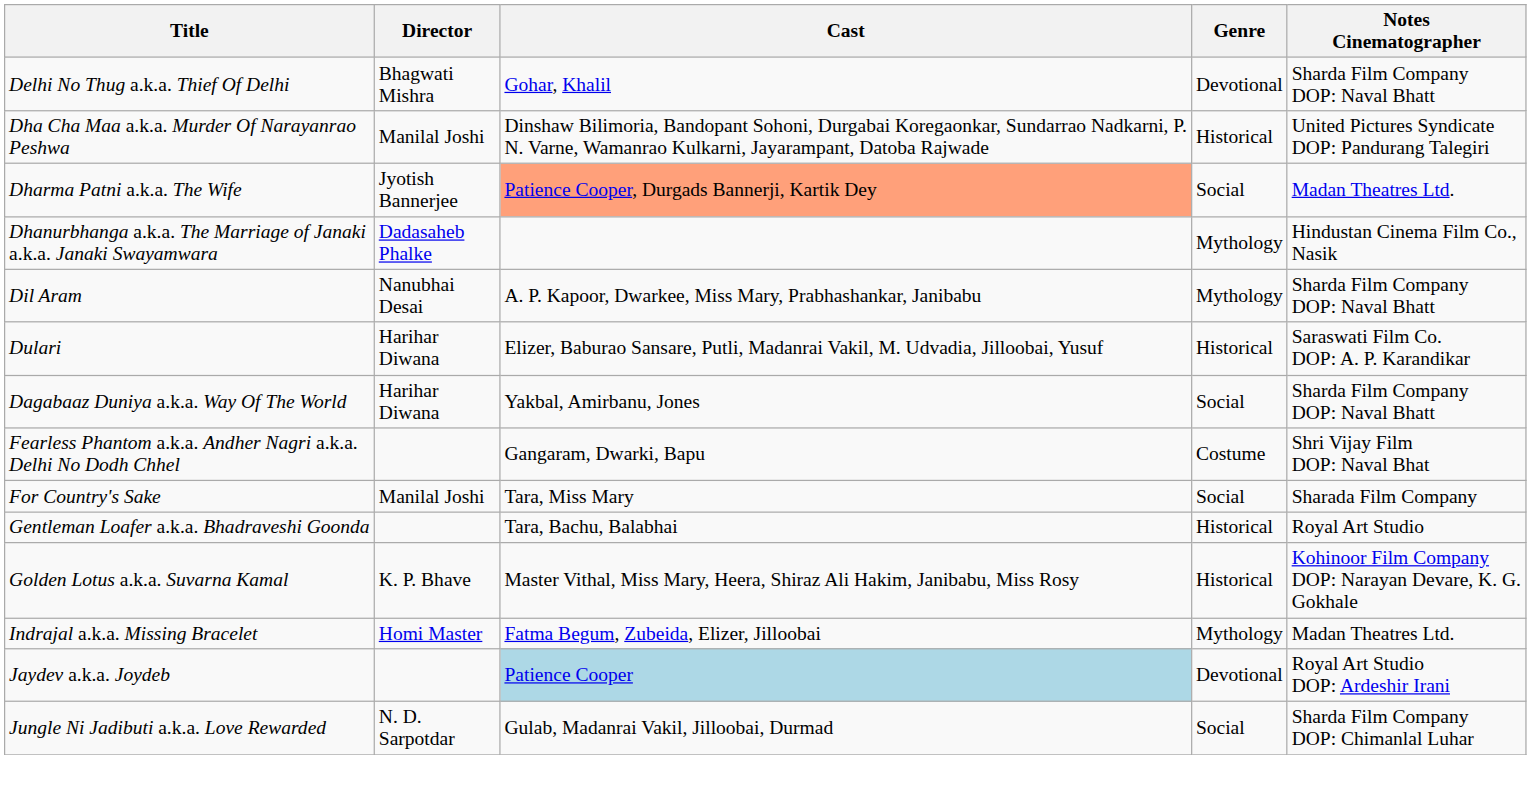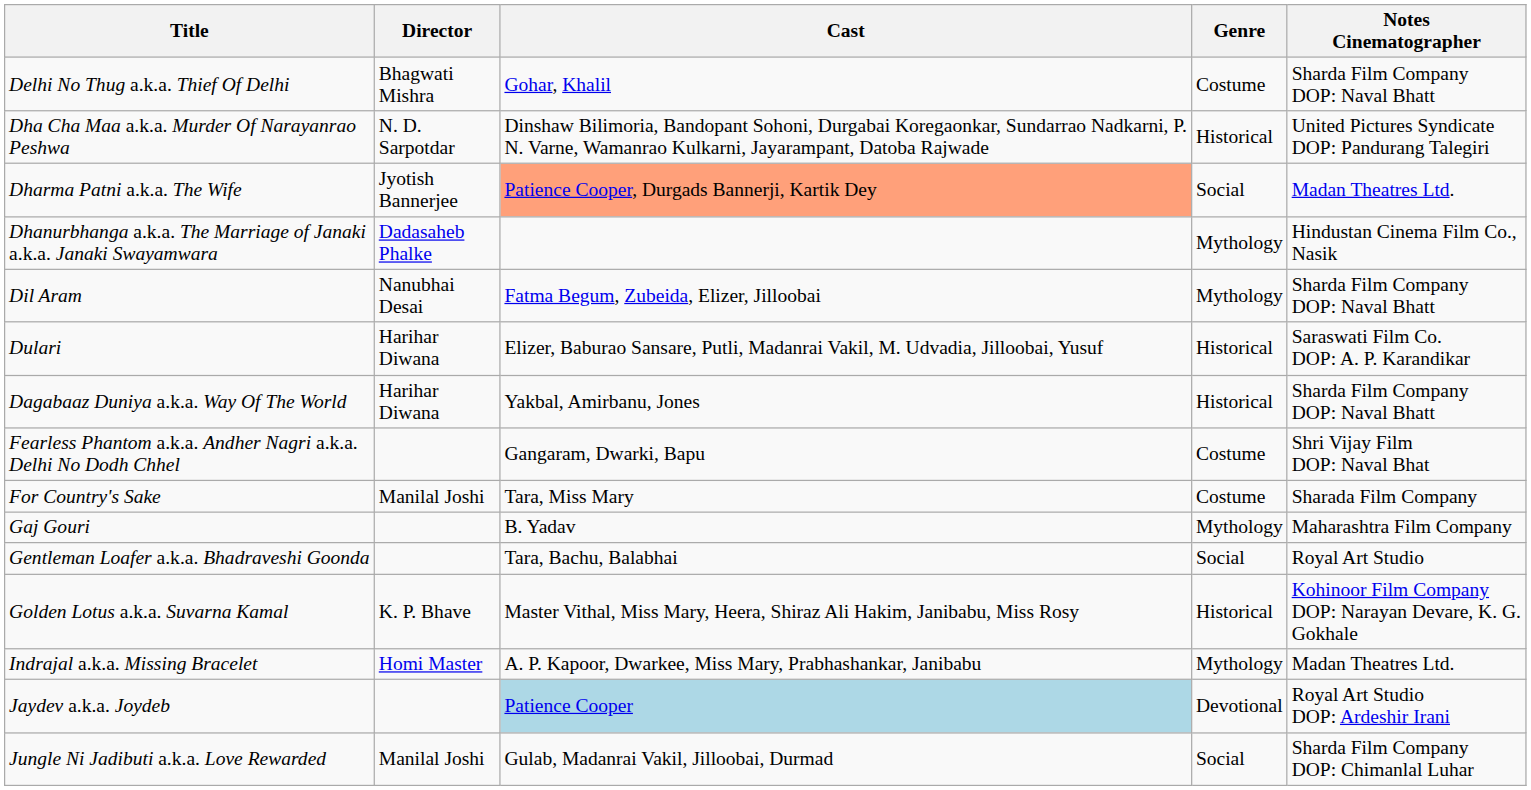(1239, 83) Devotional -> (1231, 83) Costume
(432, 136) Manilal Joshi -> (417, 136) N. D. Sarpotdar
(743, 295) A. P. Kapoor, Dwarkee, Miss Mary, Prabhashankar, Janibabu -> (663, 295) Fatma Begum, Zubeida, Elizer, Jilloobai
(1220, 401) Social -> (1234, 401) Historical
(1220, 496) Social -> (1231, 496) Costume
+ row: (50, 527)
(1234, 527) Historical -> (1220, 558) Social
(663, 633) Fatma Begum, Zubeida, Elizer, Jilloobai -> (743, 663) A. P. Kapoor, Dwarkee, Miss Mary, Prabhashankar, Janibabu
(417, 727) N. D. Sarpotdar -> (432, 758) Manilal Joshi
